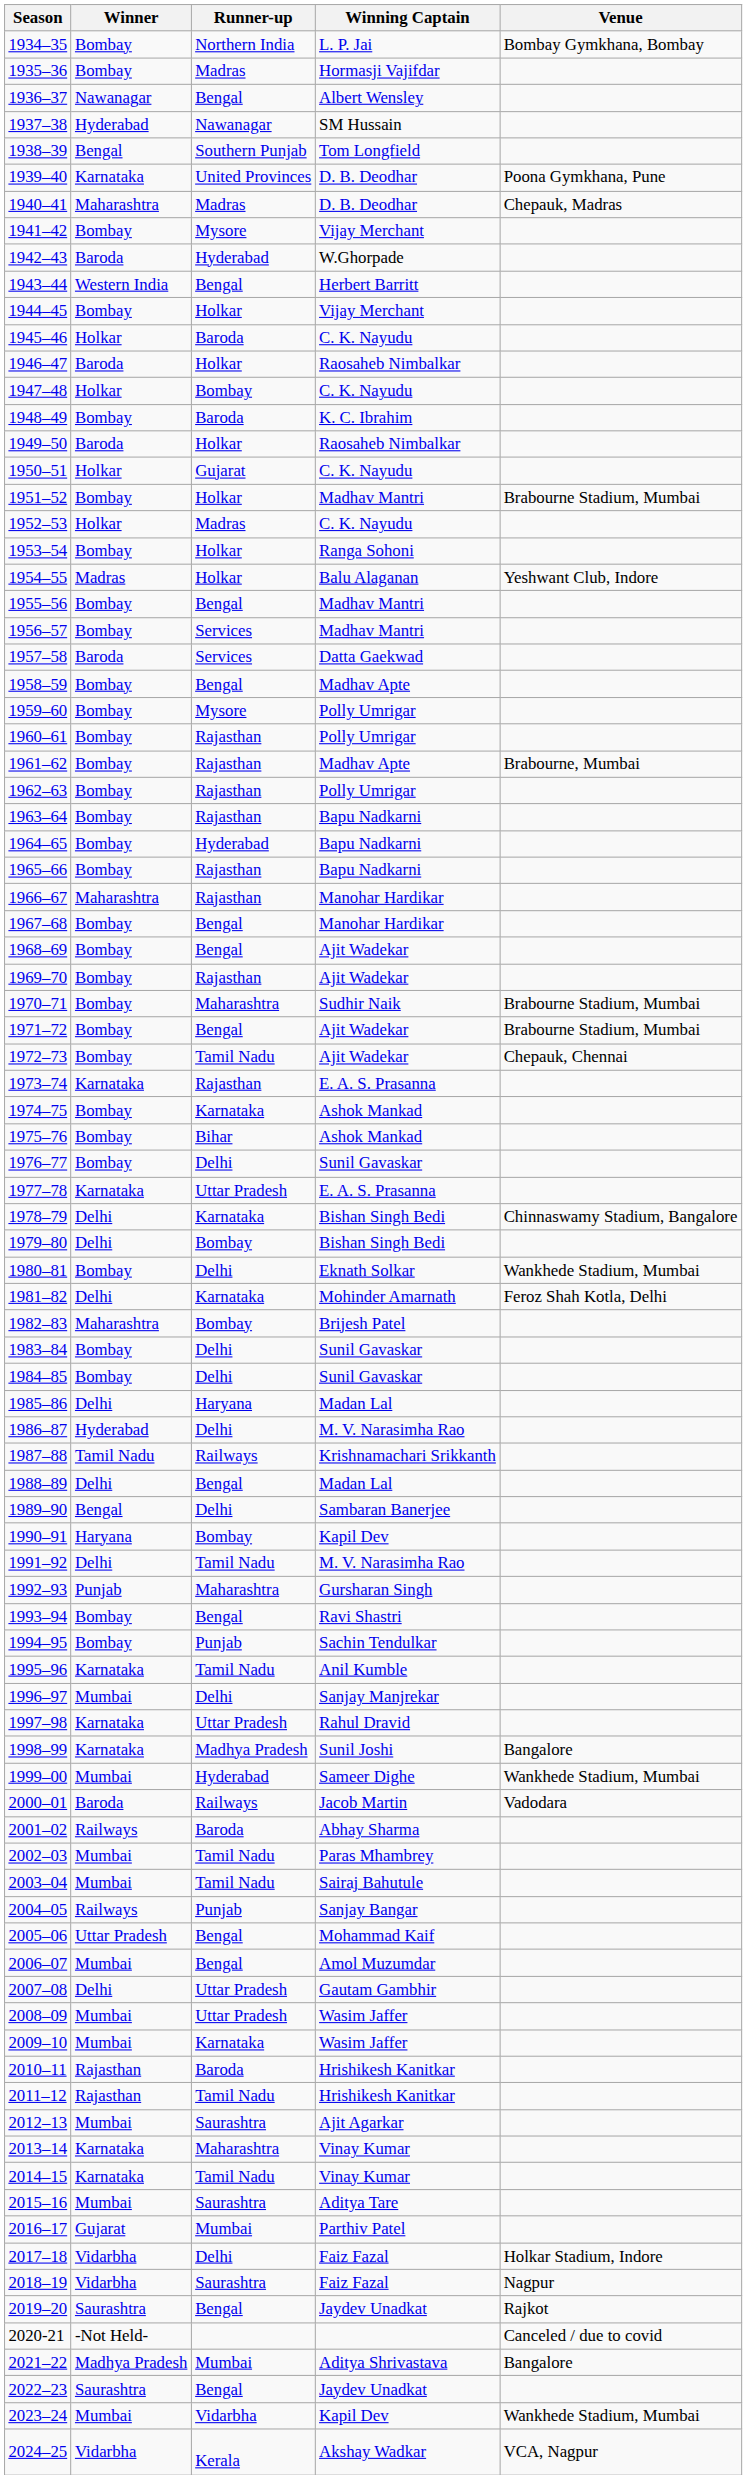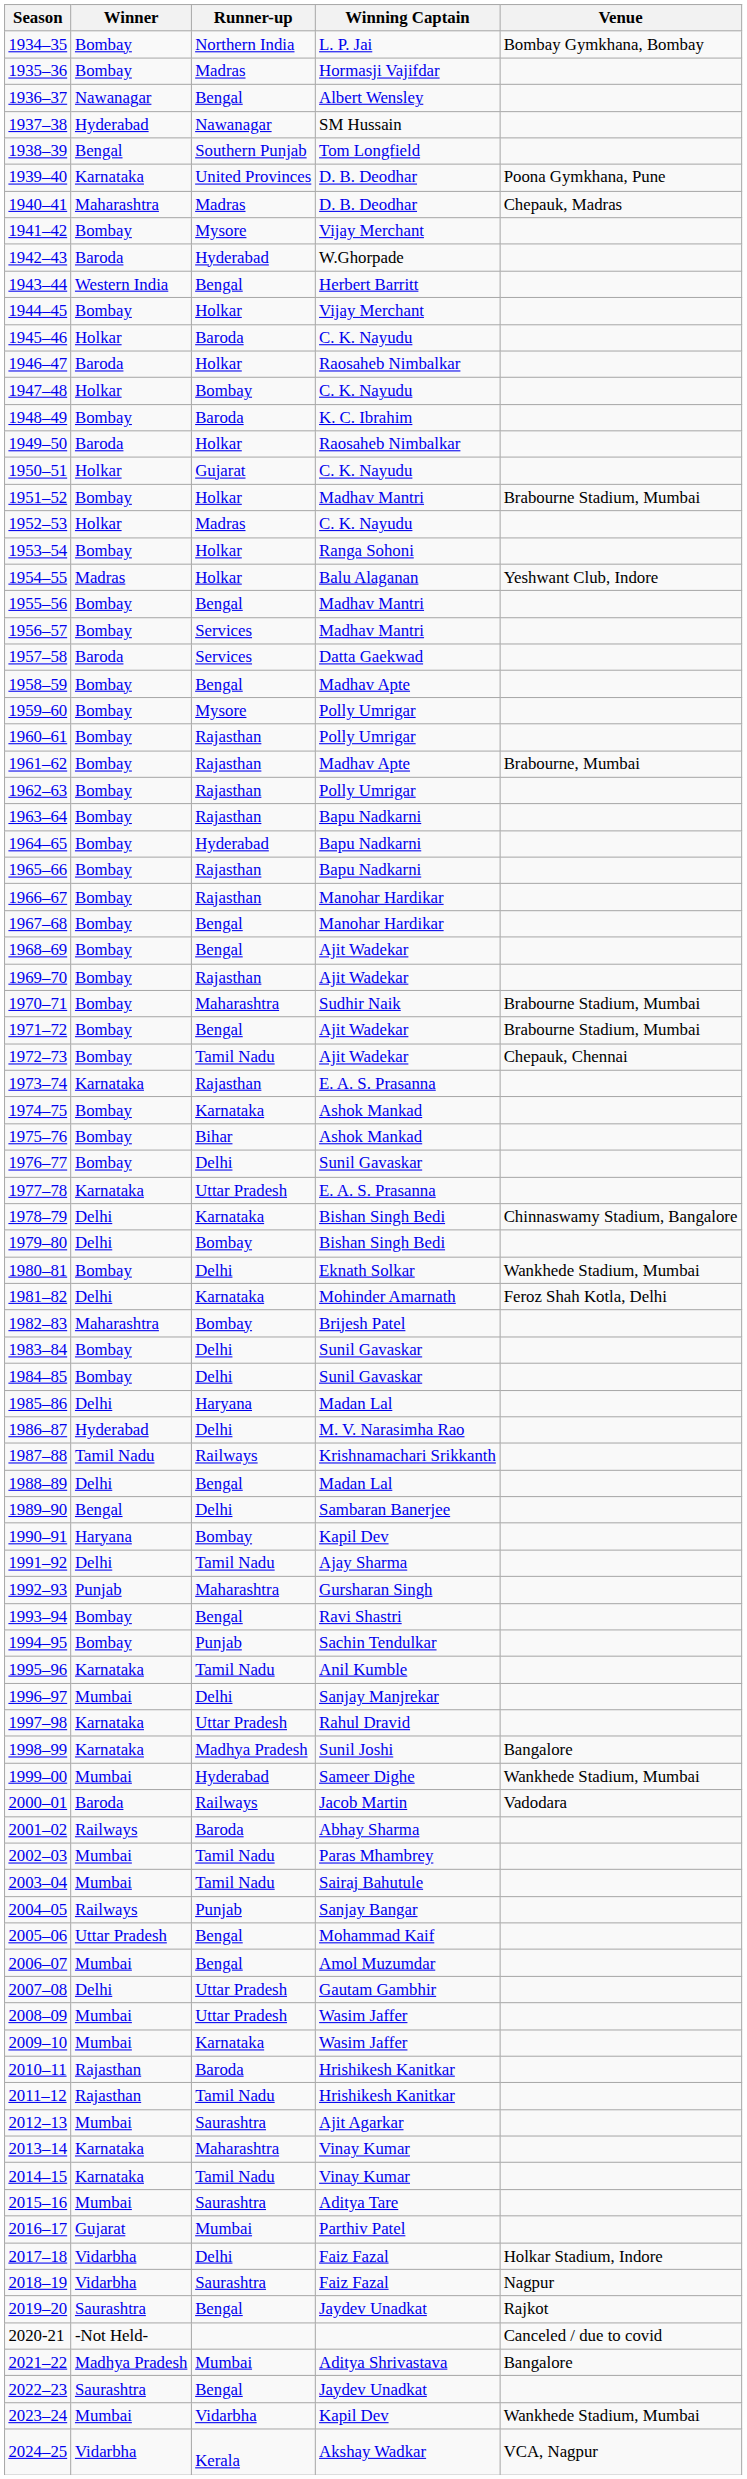(117, 897) Maharashtra -> (103, 897) Bombay
(392, 1563) M. V. Narasimha Rao -> (363, 1563) Ajay Sharma
